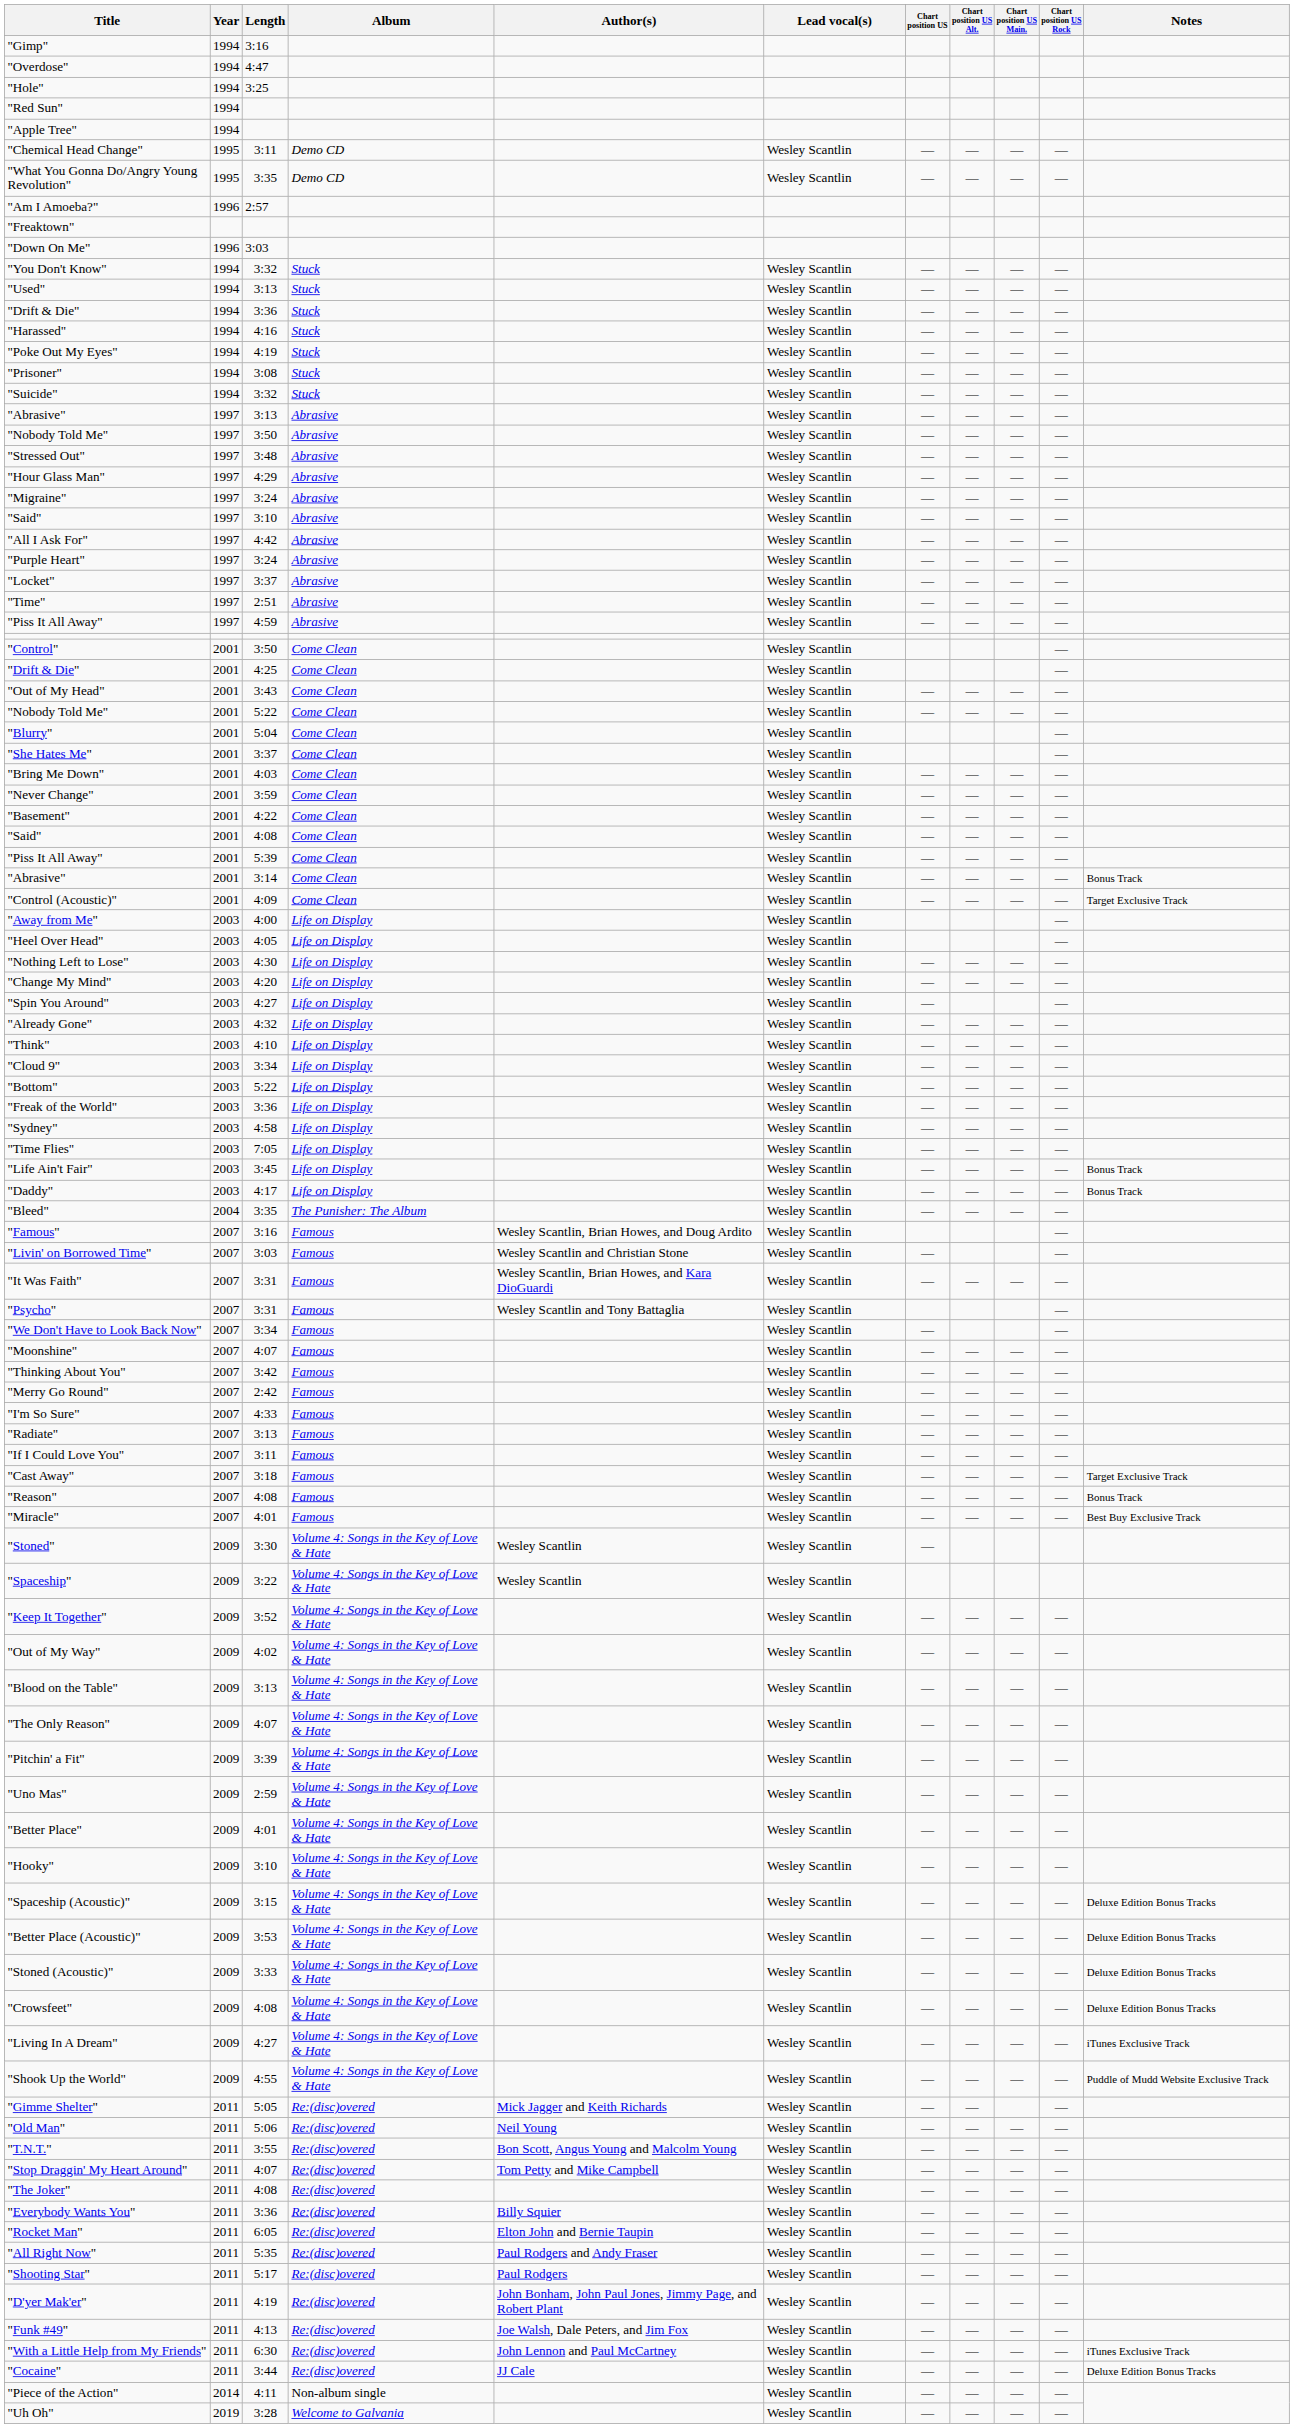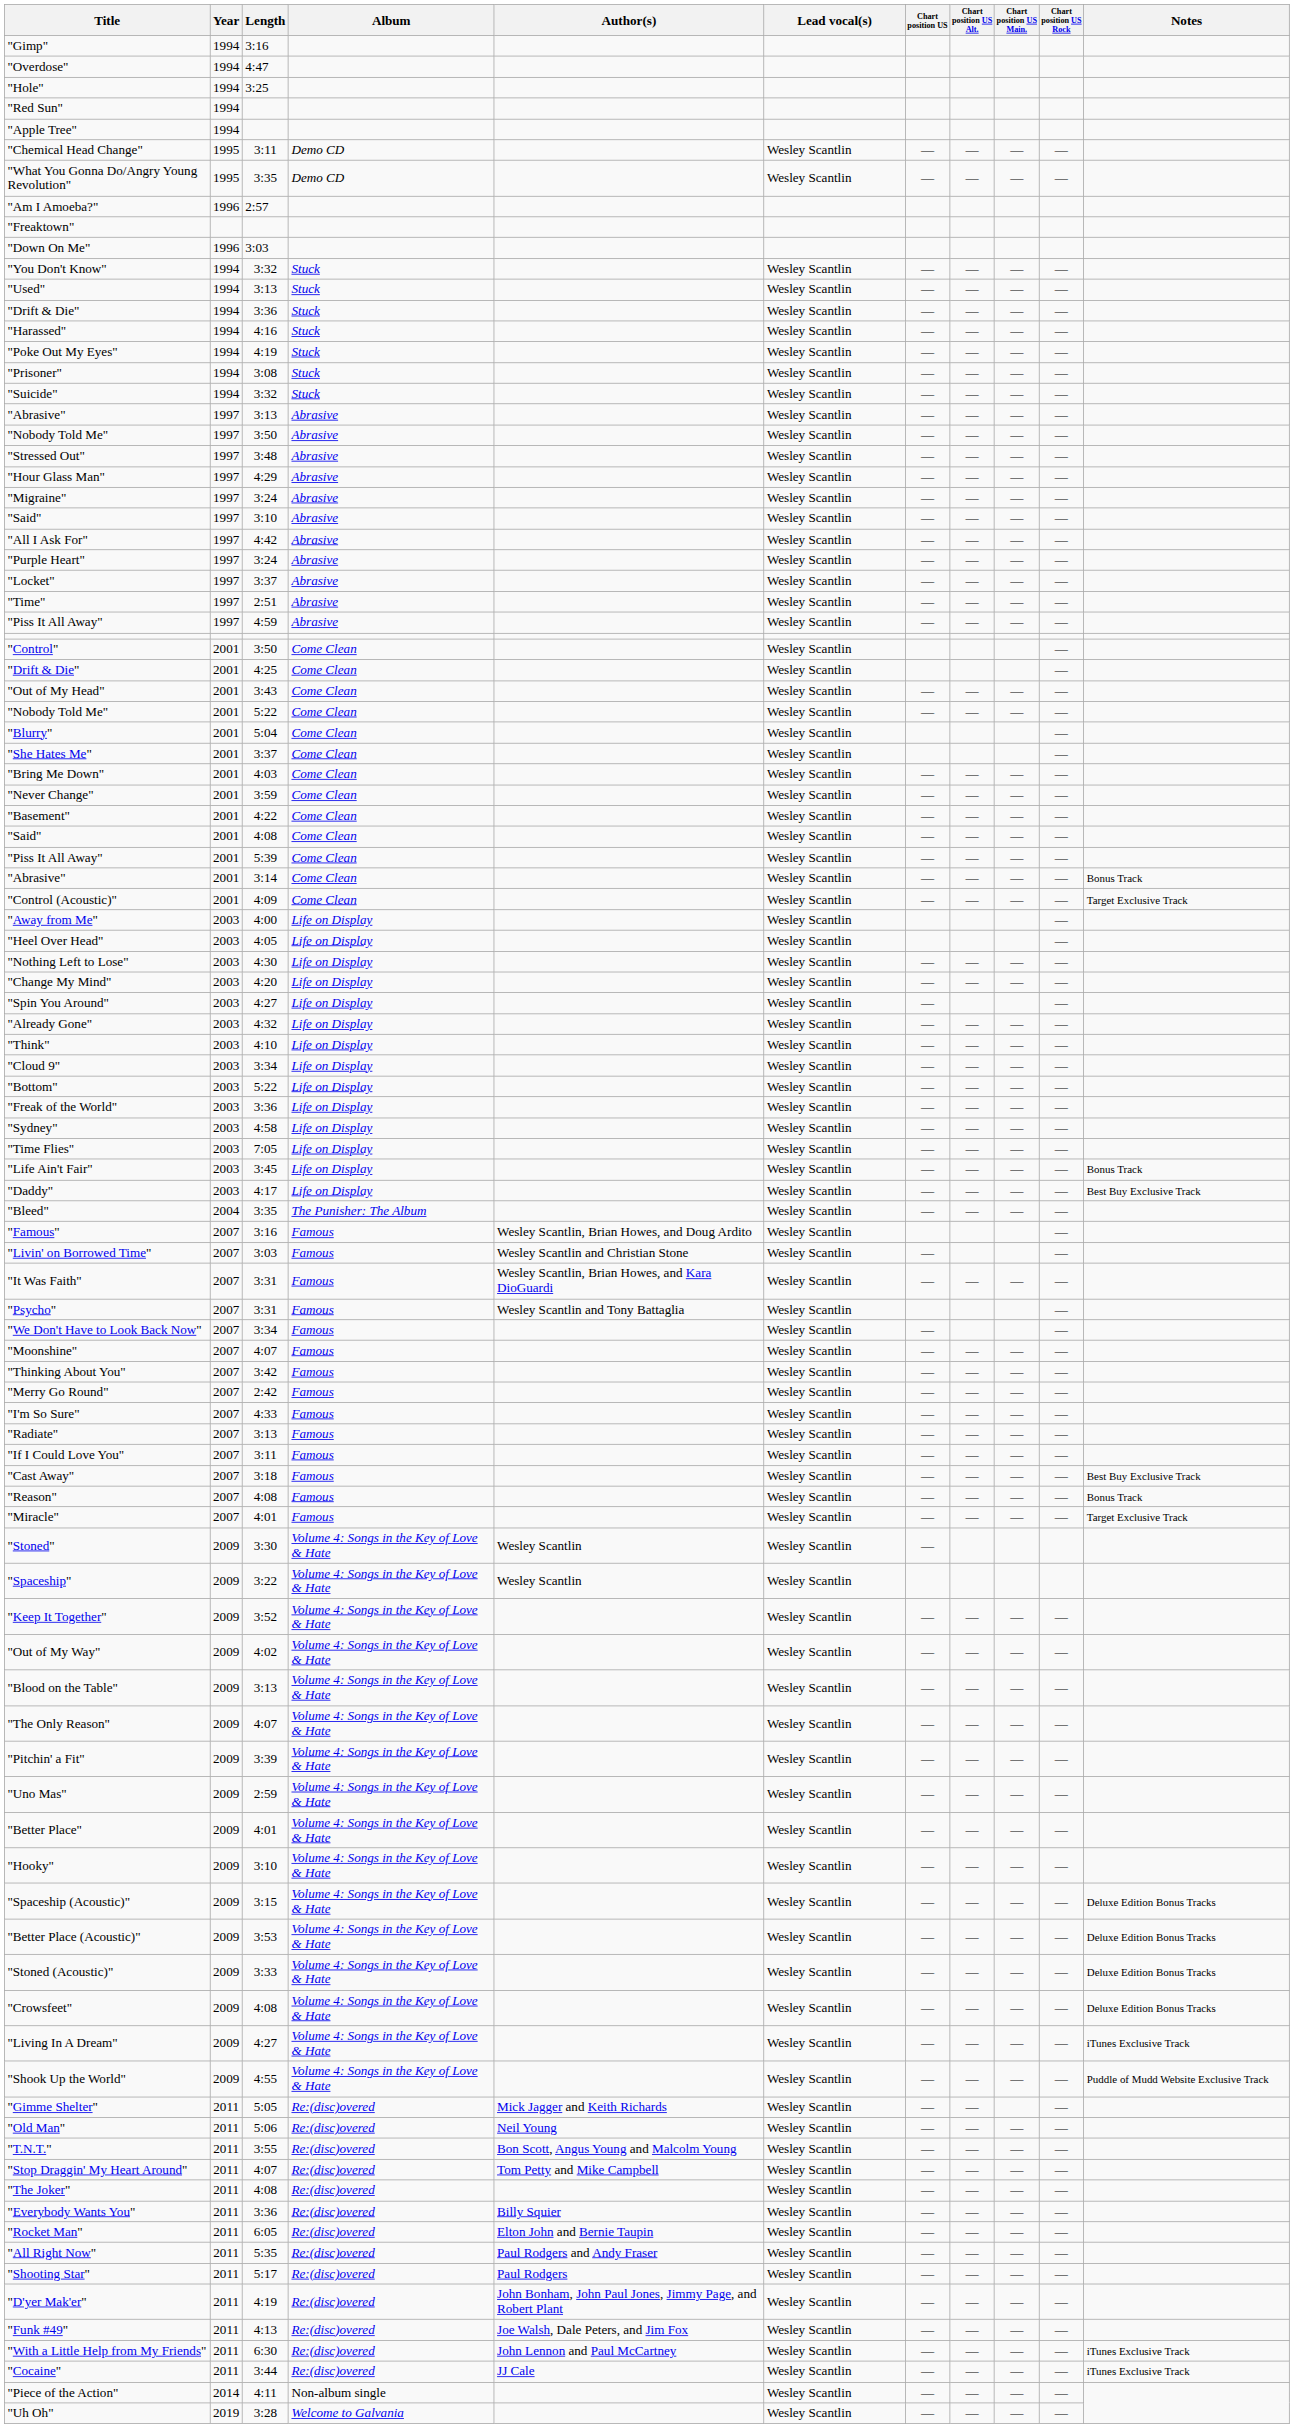(1115, 1191) Bonus Track -> (1144, 1191) Best Buy Exclusive Track
(1137, 1476) Target Exclusive Track -> (1144, 1476) Best Buy Exclusive Track
(1144, 1518) Best Buy Exclusive Track -> (1137, 1518) Target Exclusive Track
(1151, 2372) Deluxe Edition Bonus Tracks -> (1138, 2372) iTunes Exclusive Track
